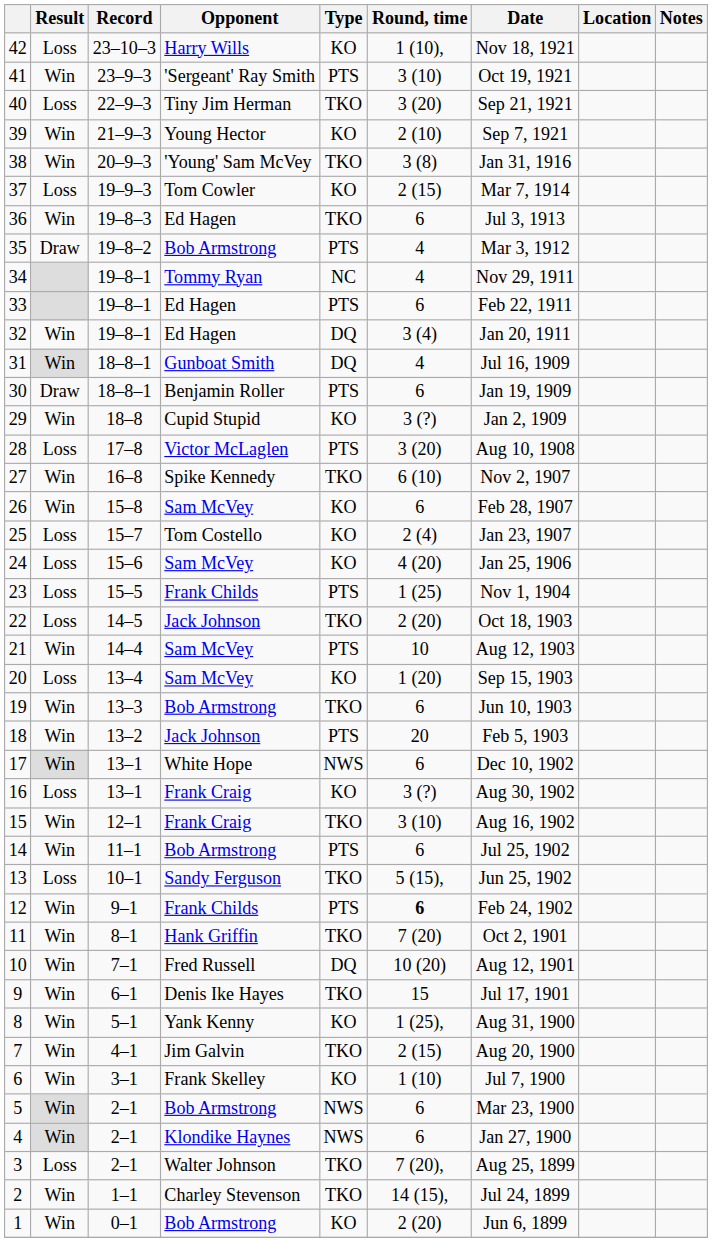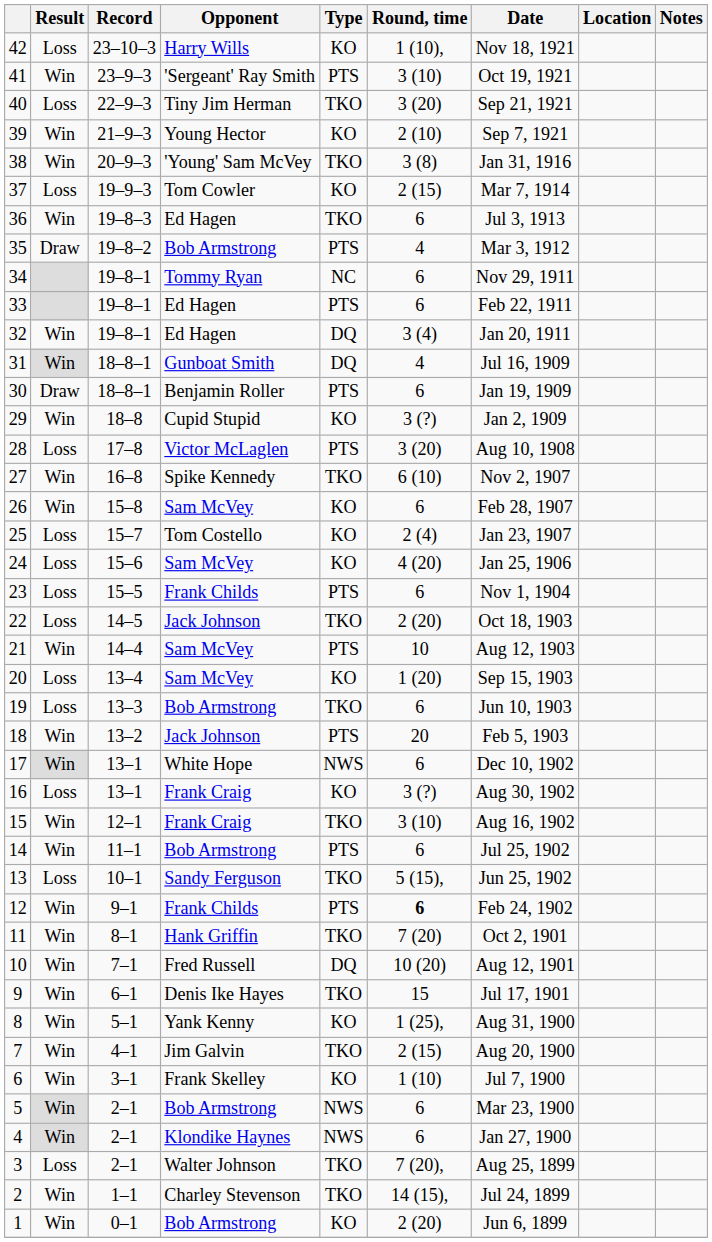(420, 276) 4 -> (420, 276) 6
(420, 592) 1 (25) -> (420, 592) 6
(60, 707) Win -> (60, 707) Loss
